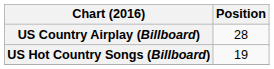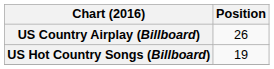(241, 34) 28 -> (241, 34) 26
